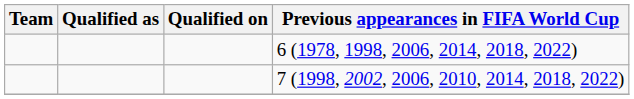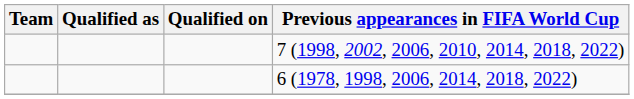rows swapped: (451, 79) <-> (427, 49)
